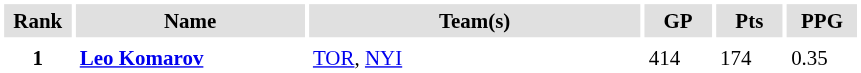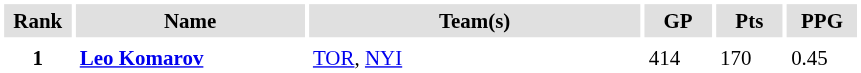(736, 57) 174 -> (736, 57) 170
(809, 57) 0.35 -> (809, 57) 0.45
